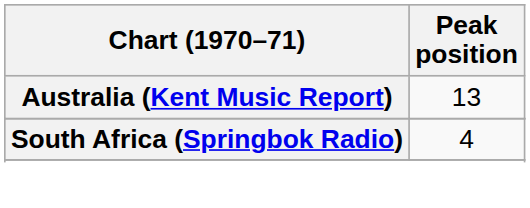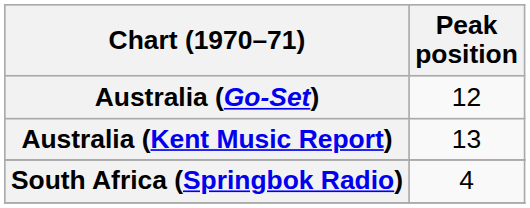+ row: (207, 97)
